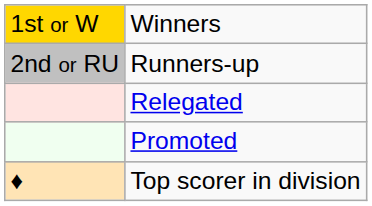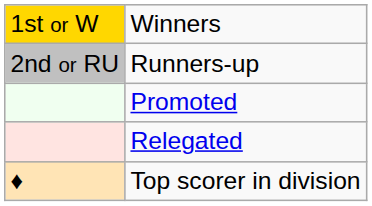rows swapped: (184, 141) <-> (187, 102)
